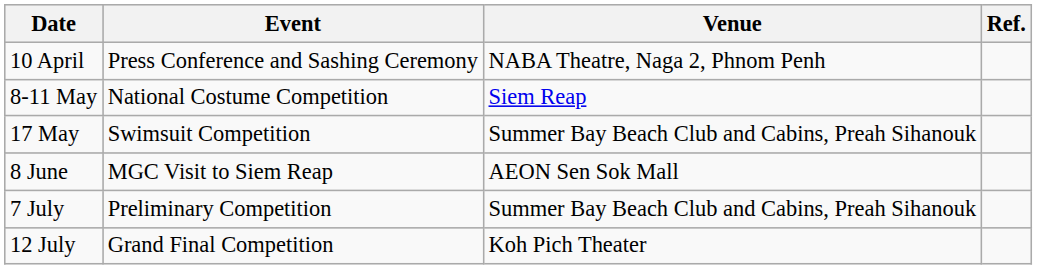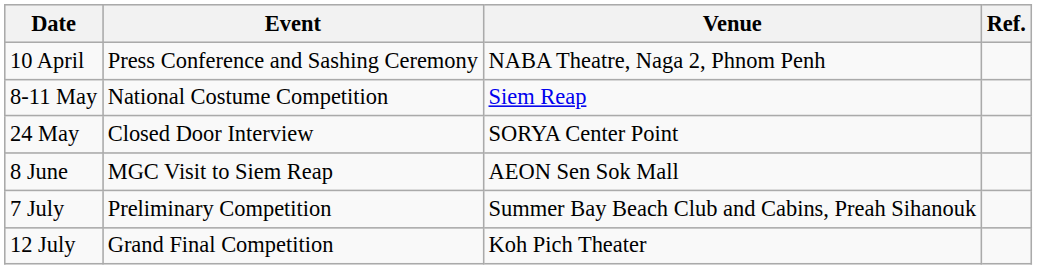- row: (45, 134)
+ row: (45, 134)
